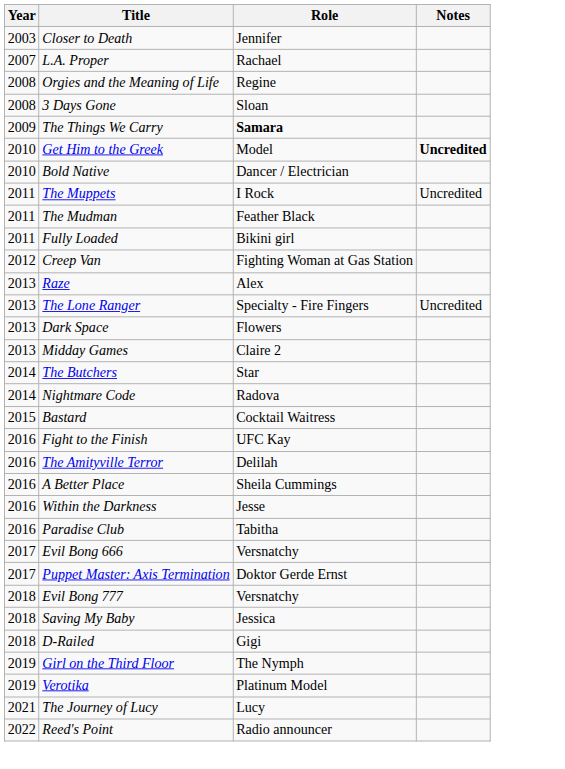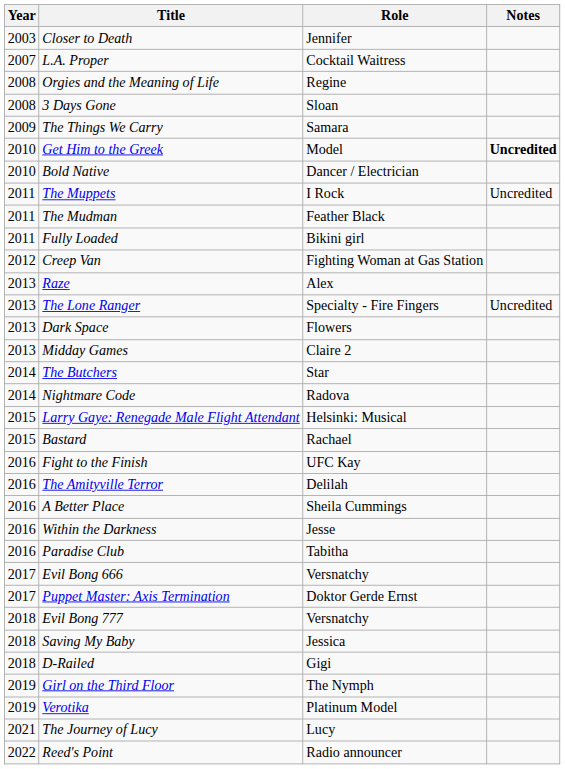(259, 60) Rachael -> (356, 60) Cocktail Waitress
(260, 127) bold -> (327, 127) normal
+ row: (171, 417)
(286, 417) Cocktail Waitress -> (329, 439) Rachael
